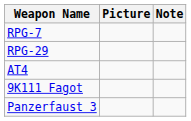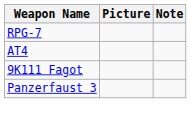- row: (28, 51)
